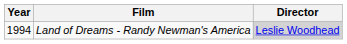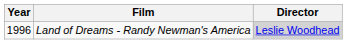(19, 30) 1994 -> (19, 30) 1996
